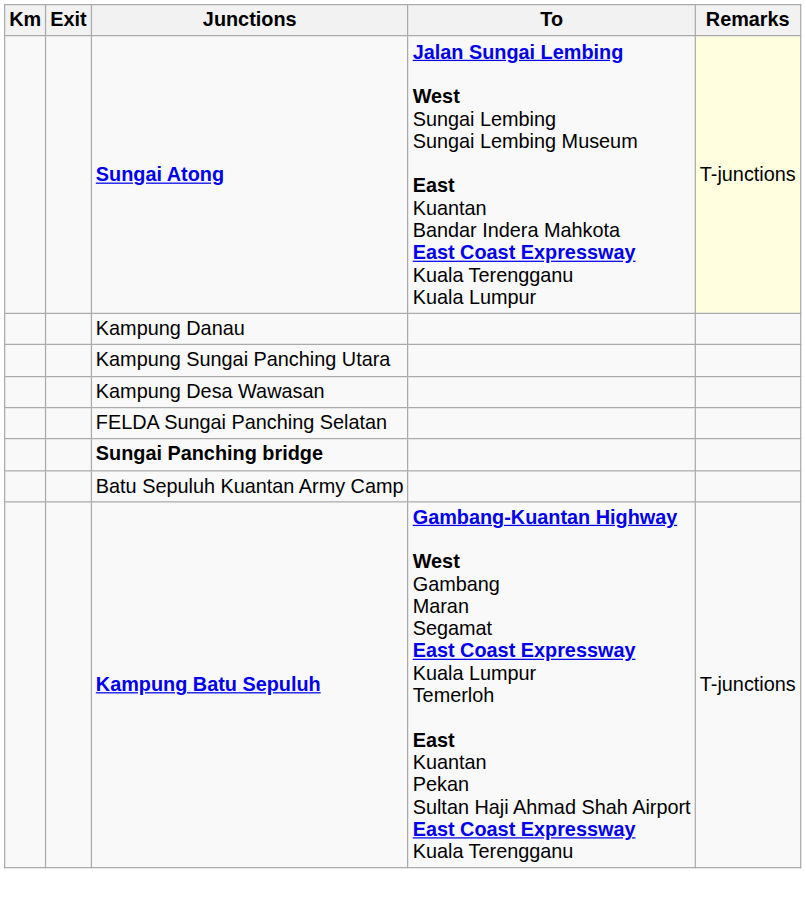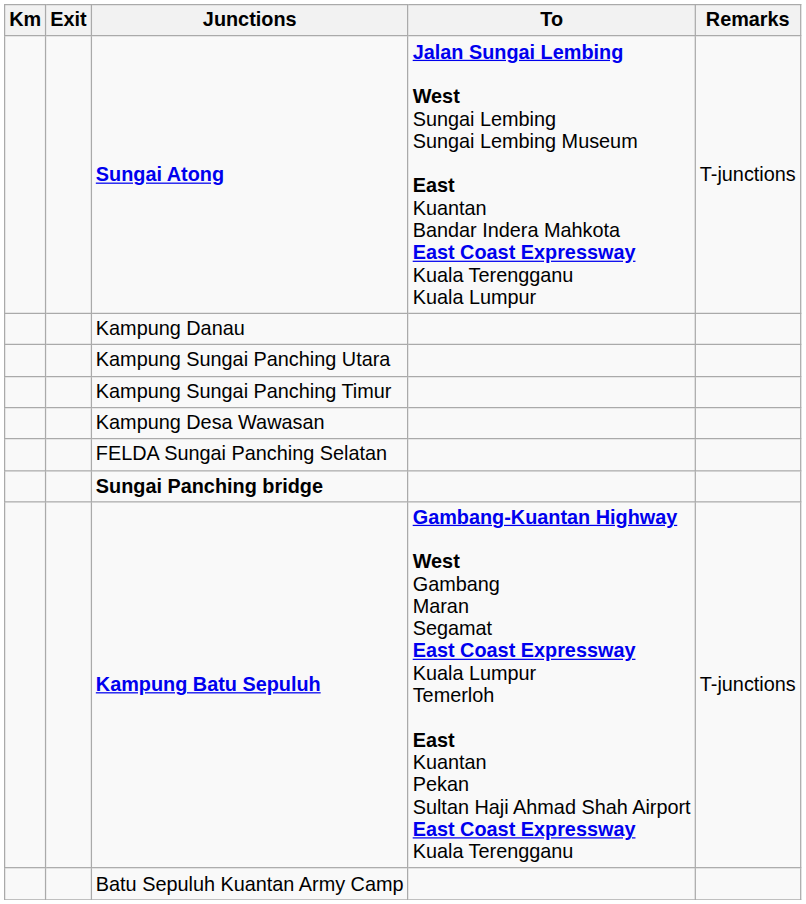(748, 174) lightyellow background -> (748, 174) no background
+ row: (244, 391)
rows swapped: (250, 486) <-> (208, 684)
